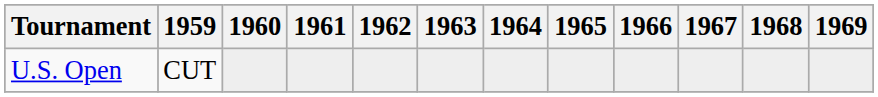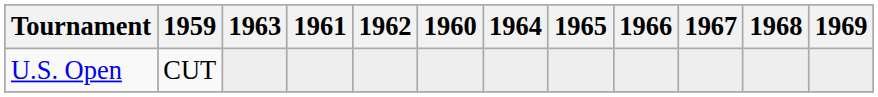columns swapped: (255, 26) <-> (450, 26)
